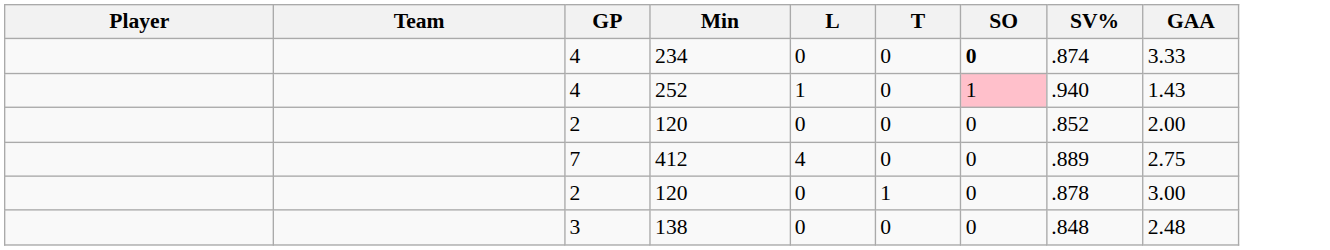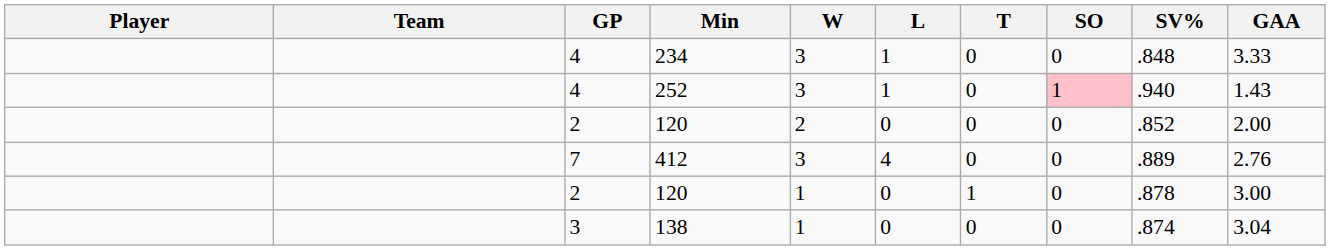+ column: (832, 21)
(800, 55) 0 -> (886, 55) 1
(971, 55) bold -> (1057, 55) normal
(1070, 55) .874 -> (1156, 55) .848
(1167, 158) 2.75 -> (1252, 158) 2.76
(1070, 227) .848 -> (1156, 227) .874
(1167, 227) 2.48 -> (1252, 227) 3.04
